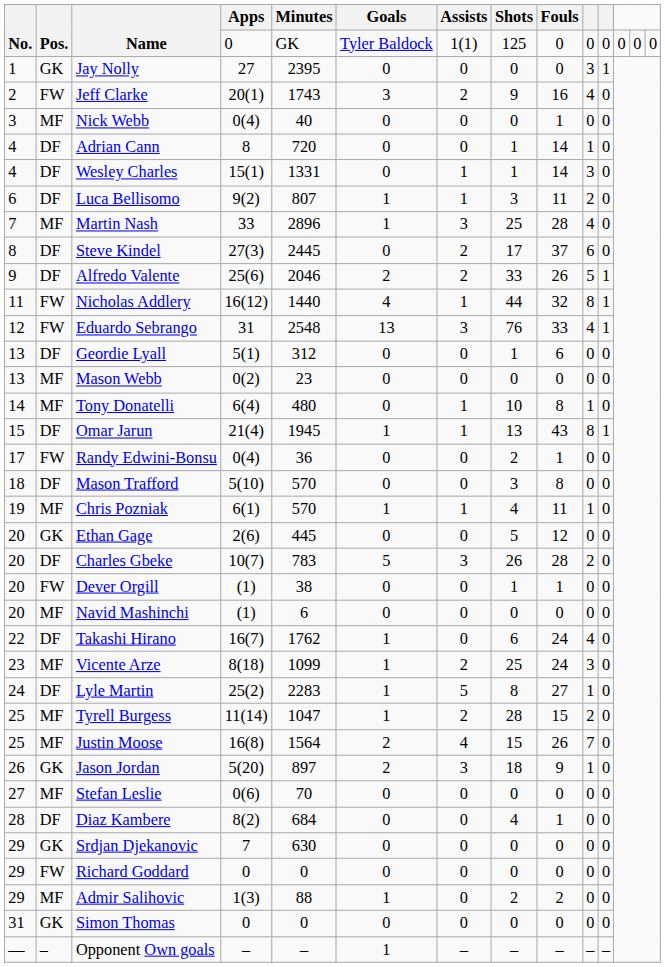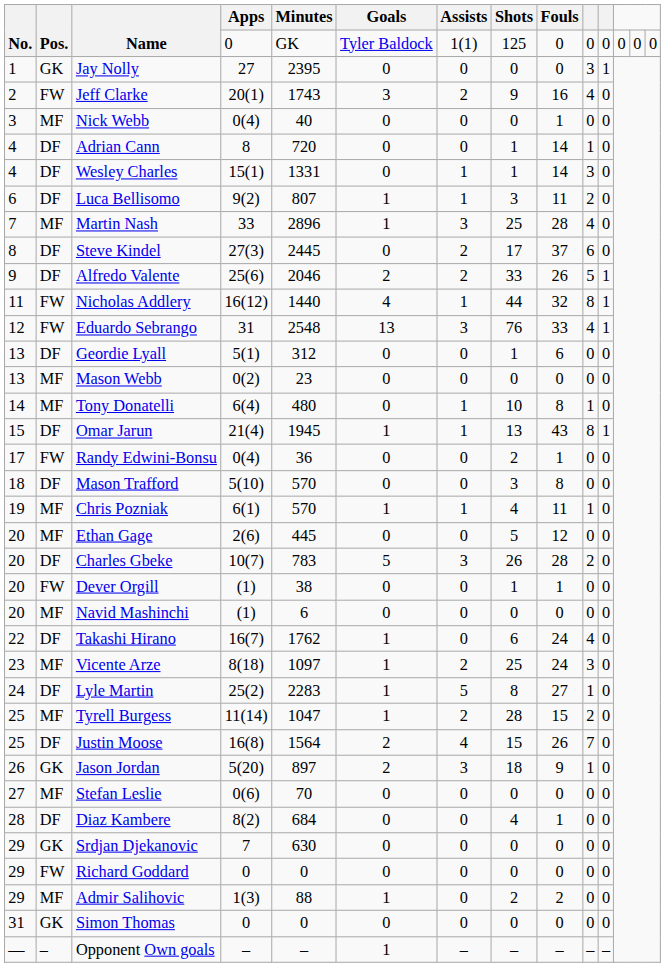(52, 535) GK -> (52, 535) MF
(304, 664) 1099 -> (304, 664) 1097
(52, 742) MF -> (50, 742) DF
